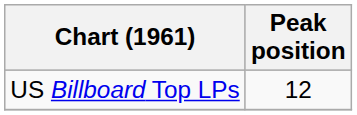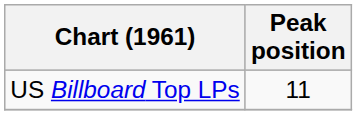(298, 89) 12 -> (298, 89) 11
